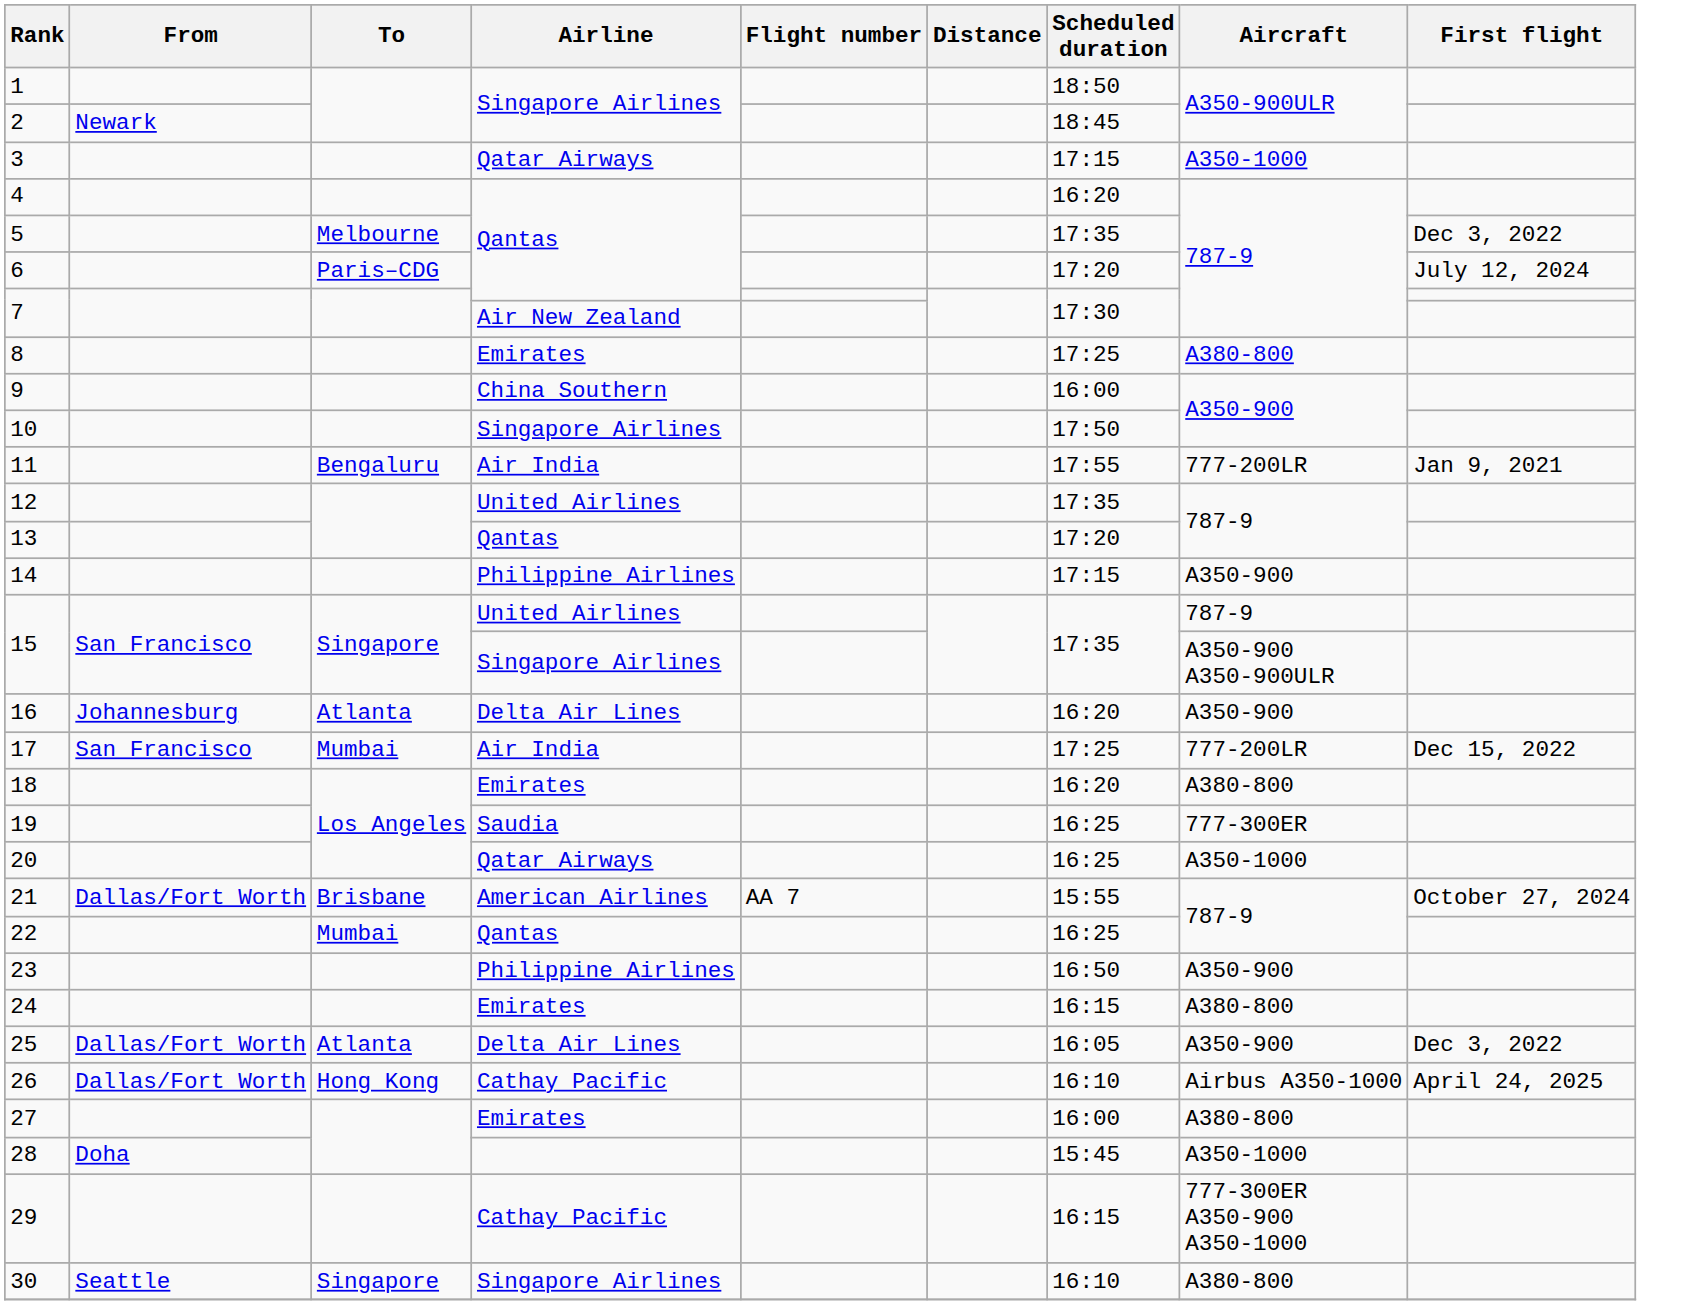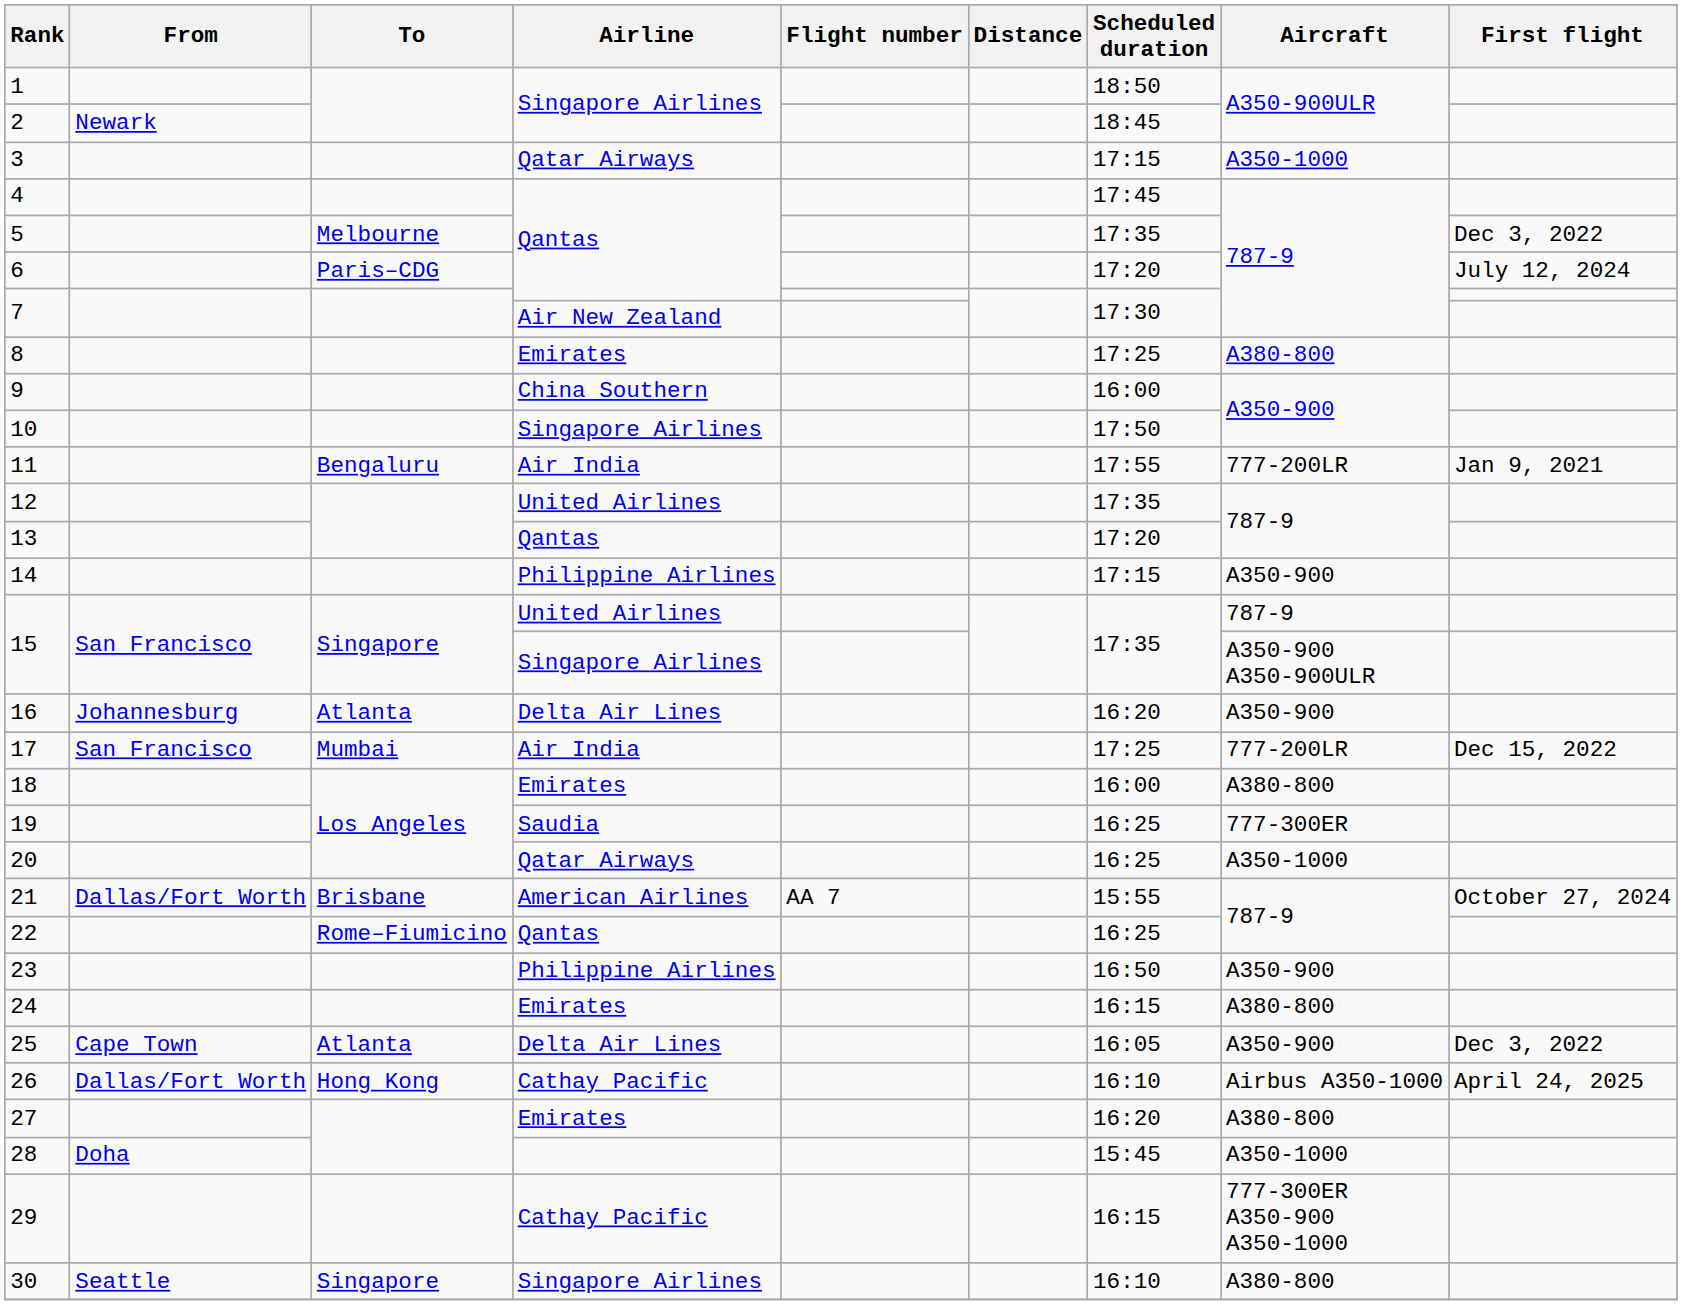(1086, 197) 16:20 -> (1127, 197) 17:45
(1086, 787) 16:20 -> (1127, 787) 16:00
(358, 934) Mumbai -> (412, 934) Rome–Fiumicino
(191, 1045) Dallas/Fort Worth -> (136, 1045) Cape Town
(1086, 1119) 16:00 -> (1127, 1119) 16:20
